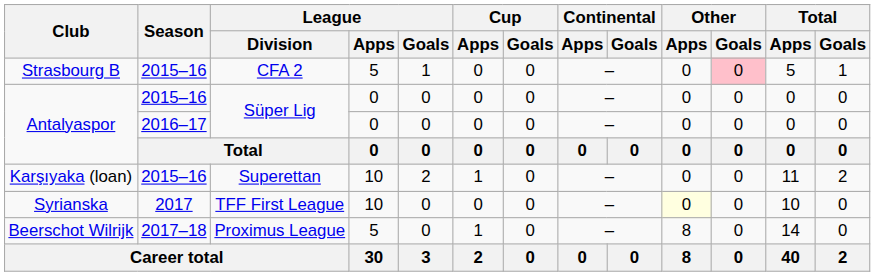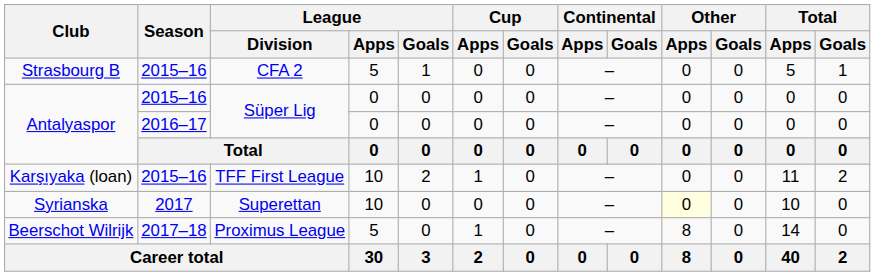(739, 71) pink background -> (739, 71) no background
(280, 177) Superettan -> (280, 177) TFF First League
(280, 204) TFF First League -> (280, 204) Superettan
